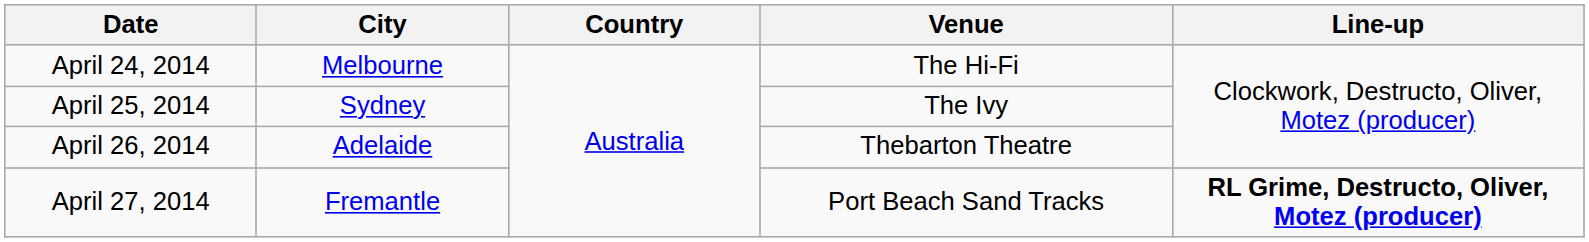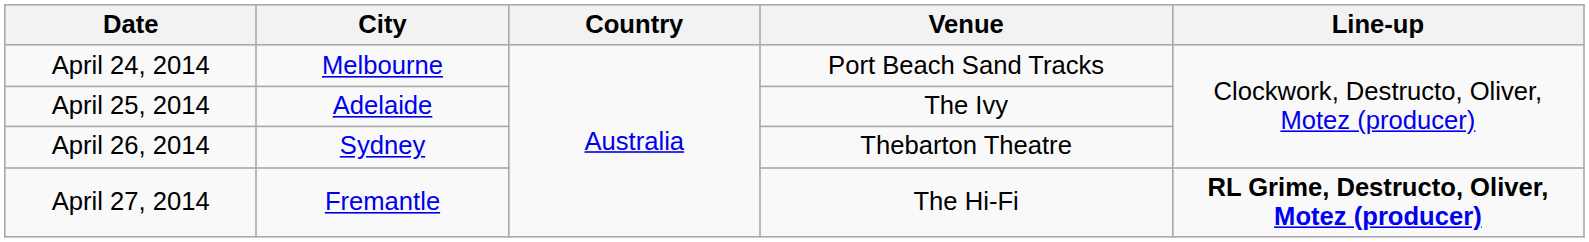(966, 65) The Hi-Fi -> (966, 65) Port Beach Sand Tracks
(383, 106) Sydney -> (383, 106) Adelaide
(383, 146) Adelaide -> (383, 146) Sydney
(966, 201) Port Beach Sand Tracks -> (966, 201) The Hi-Fi
